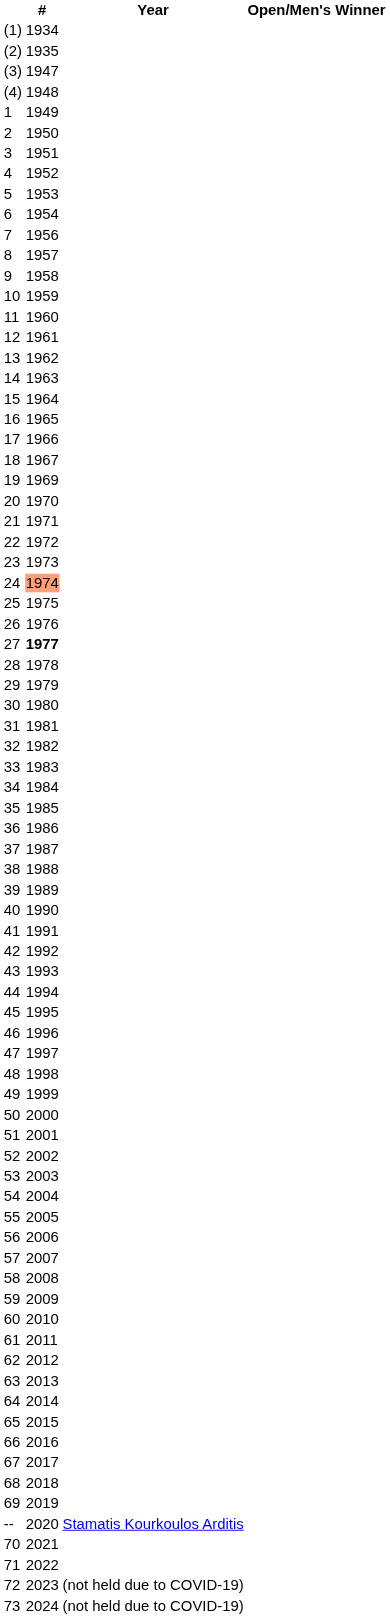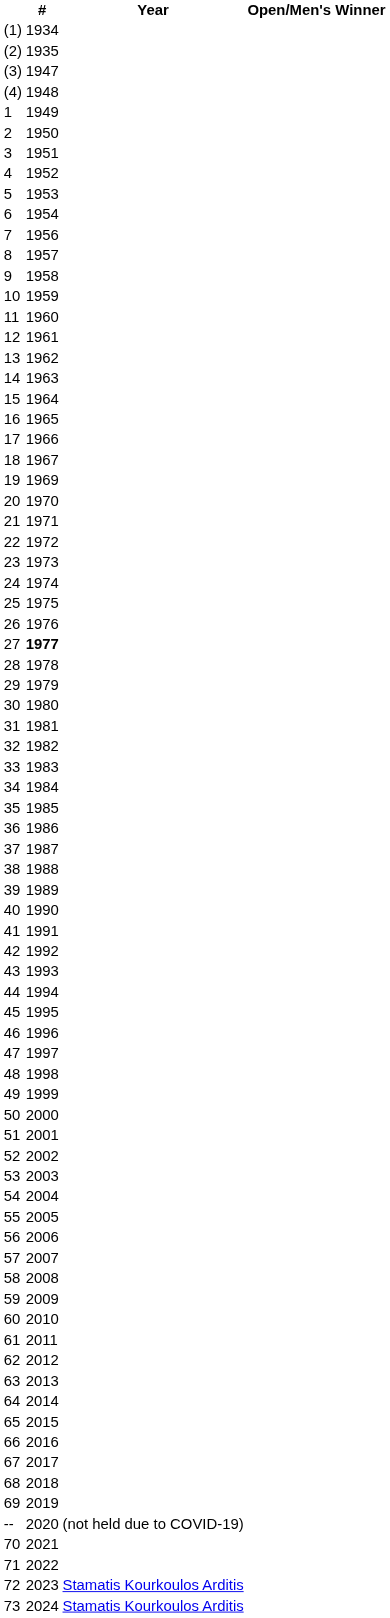(42, 583) lightsalmon background -> (42, 583) no background
(153, 1524) Stamatis Kourkoulos Arditis -> (153, 1524) (not held due to COVID-19)
(153, 1585) (not held due to COVID-19) -> (153, 1585) Stamatis Kourkoulos Arditis
(153, 1606) (not held due to COVID-19) -> (153, 1606) Stamatis Kourkoulos Arditis
